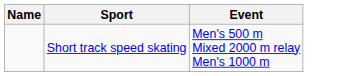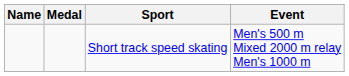+ column: (64, 15)
